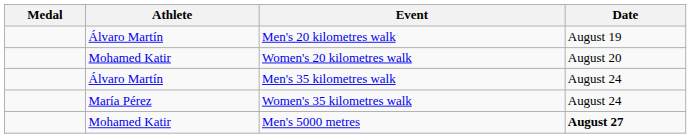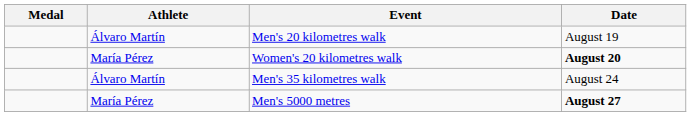(130, 58) Mohamed Katir -> (122, 58) María Pérez
(595, 58) normal -> (593, 58) bold
- row: (337, 101)
(130, 122) Mohamed Katir -> (122, 101) María Pérez
